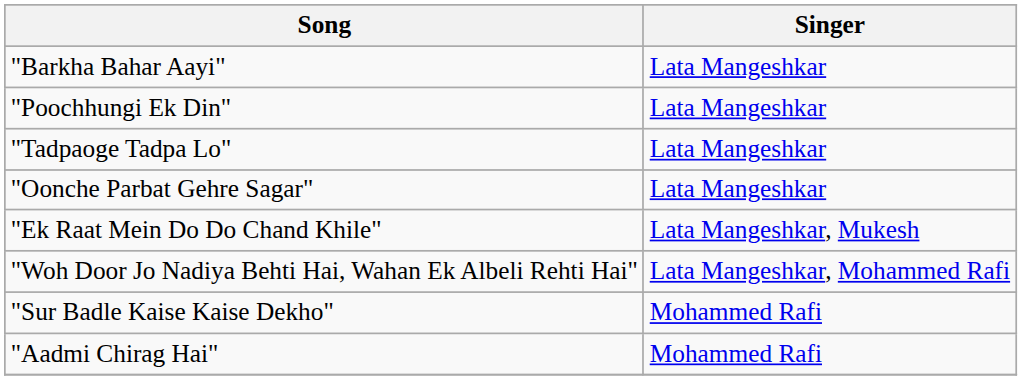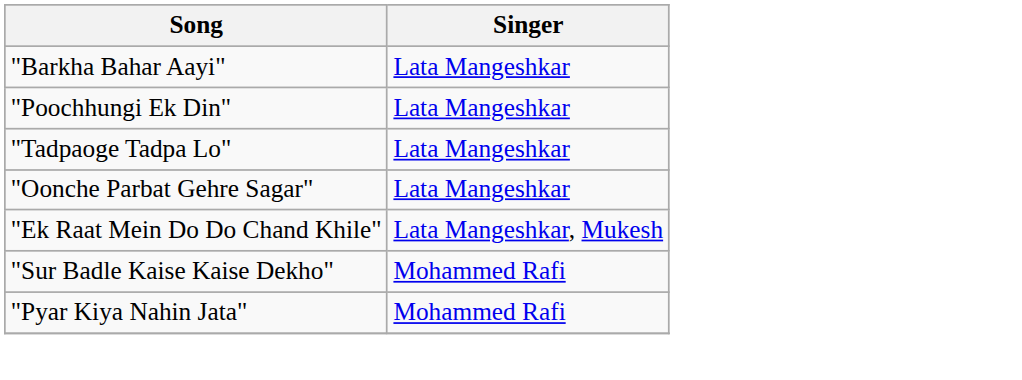- row: (324, 271)
+ row: (129, 312)
- row: (115, 353)
